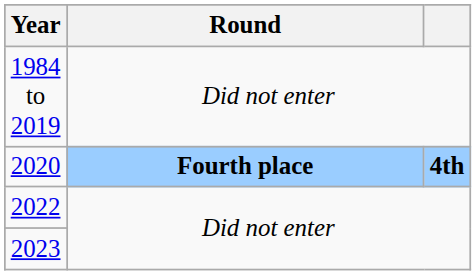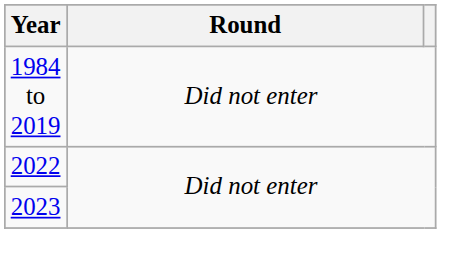- row: (36, 166)
